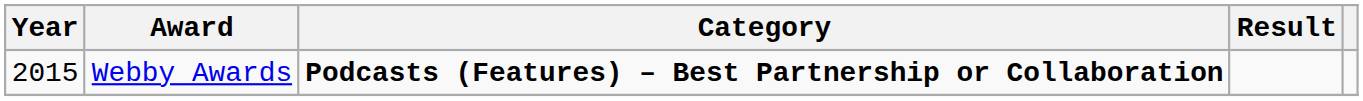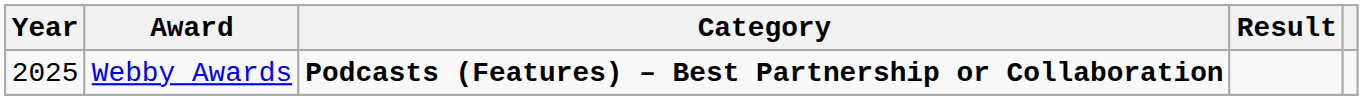(45, 73) 2015 -> (45, 73) 2025
